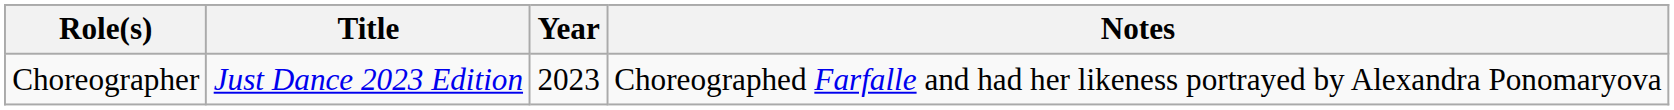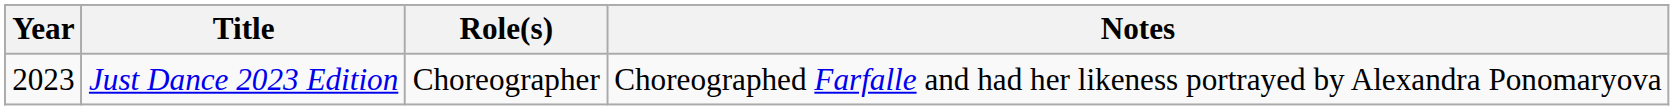columns swapped: (569, 29) <-> (106, 29)
